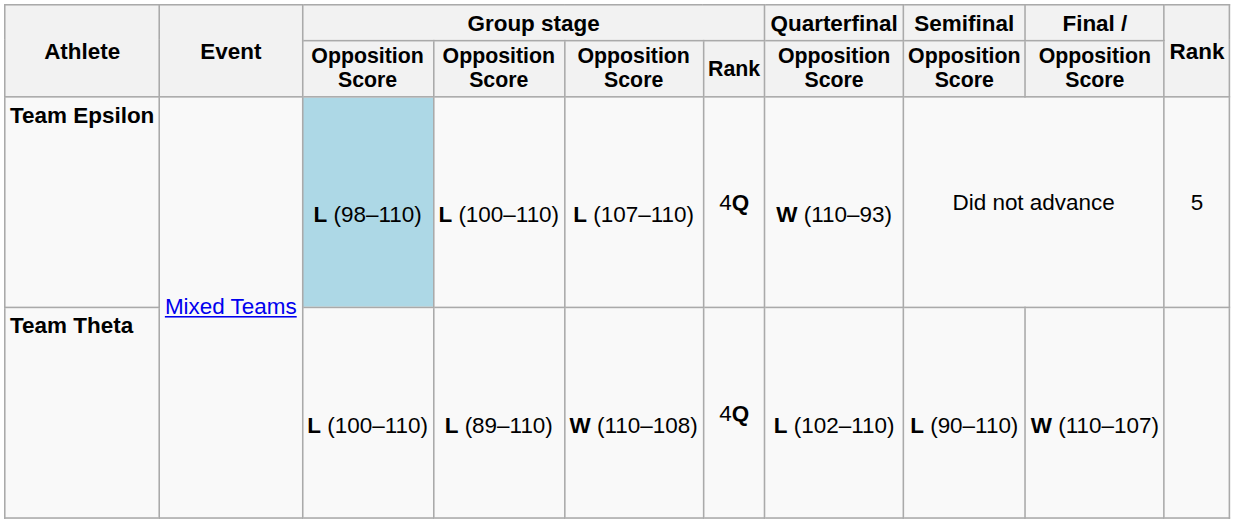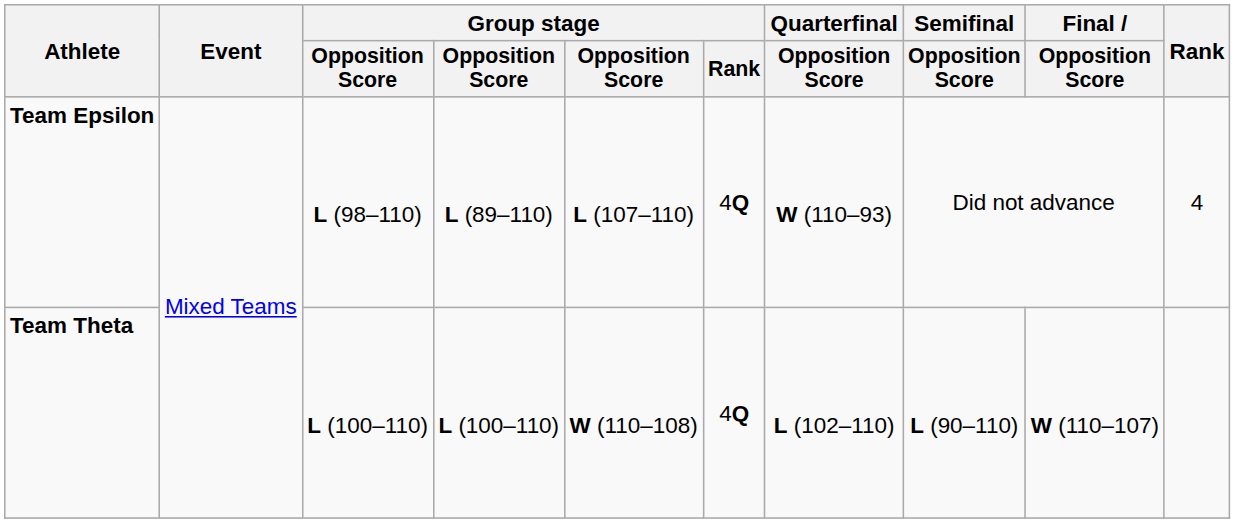(368, 215) lightblue background -> (368, 215) no background
(499, 215) L (100–110) -> (499, 215) L (89–110)
(1197, 203) 5 -> (1197, 203) 4
(499, 425) L (89–110) -> (499, 425) L (100–110)
